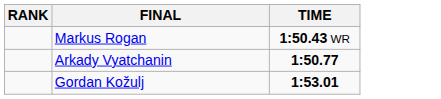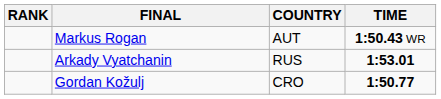+ column: (307, 15)
(315, 60) 1:50.77 -> (390, 60) 1:53.01
(315, 82) 1:53.01 -> (390, 82) 1:50.77
